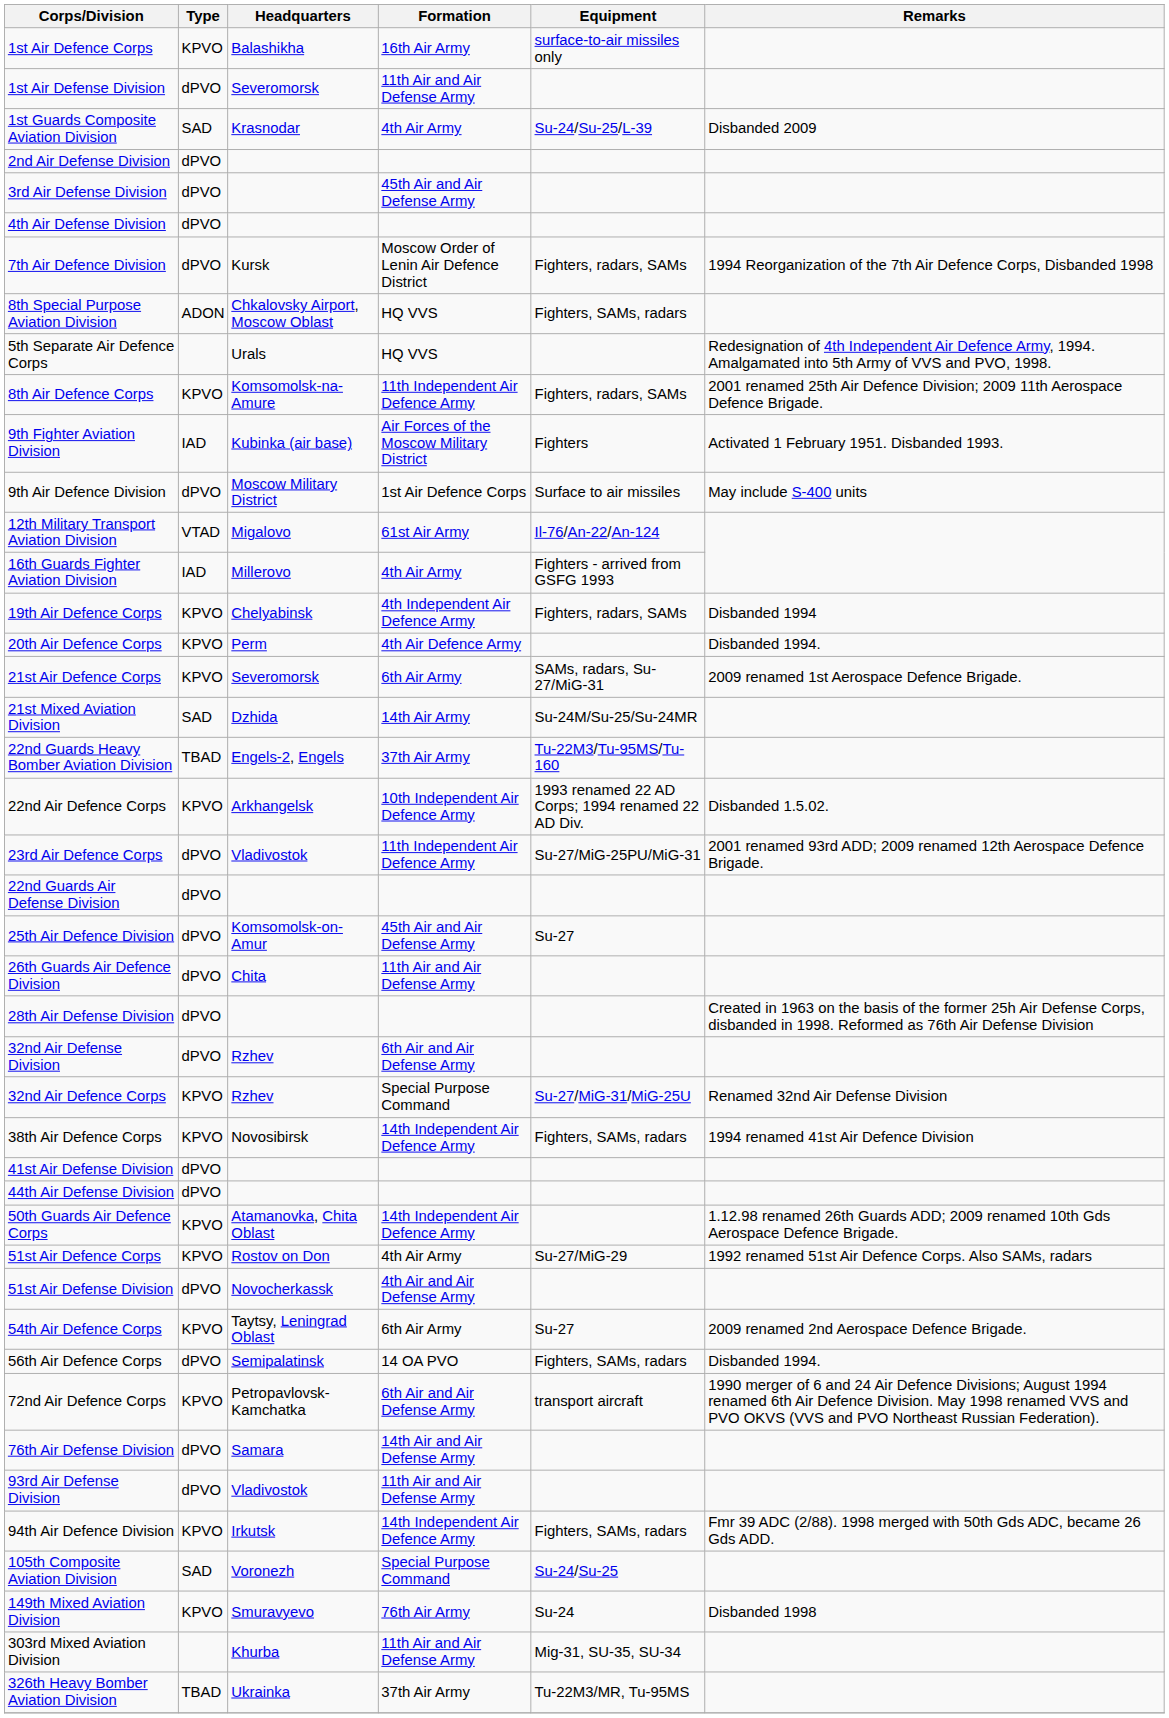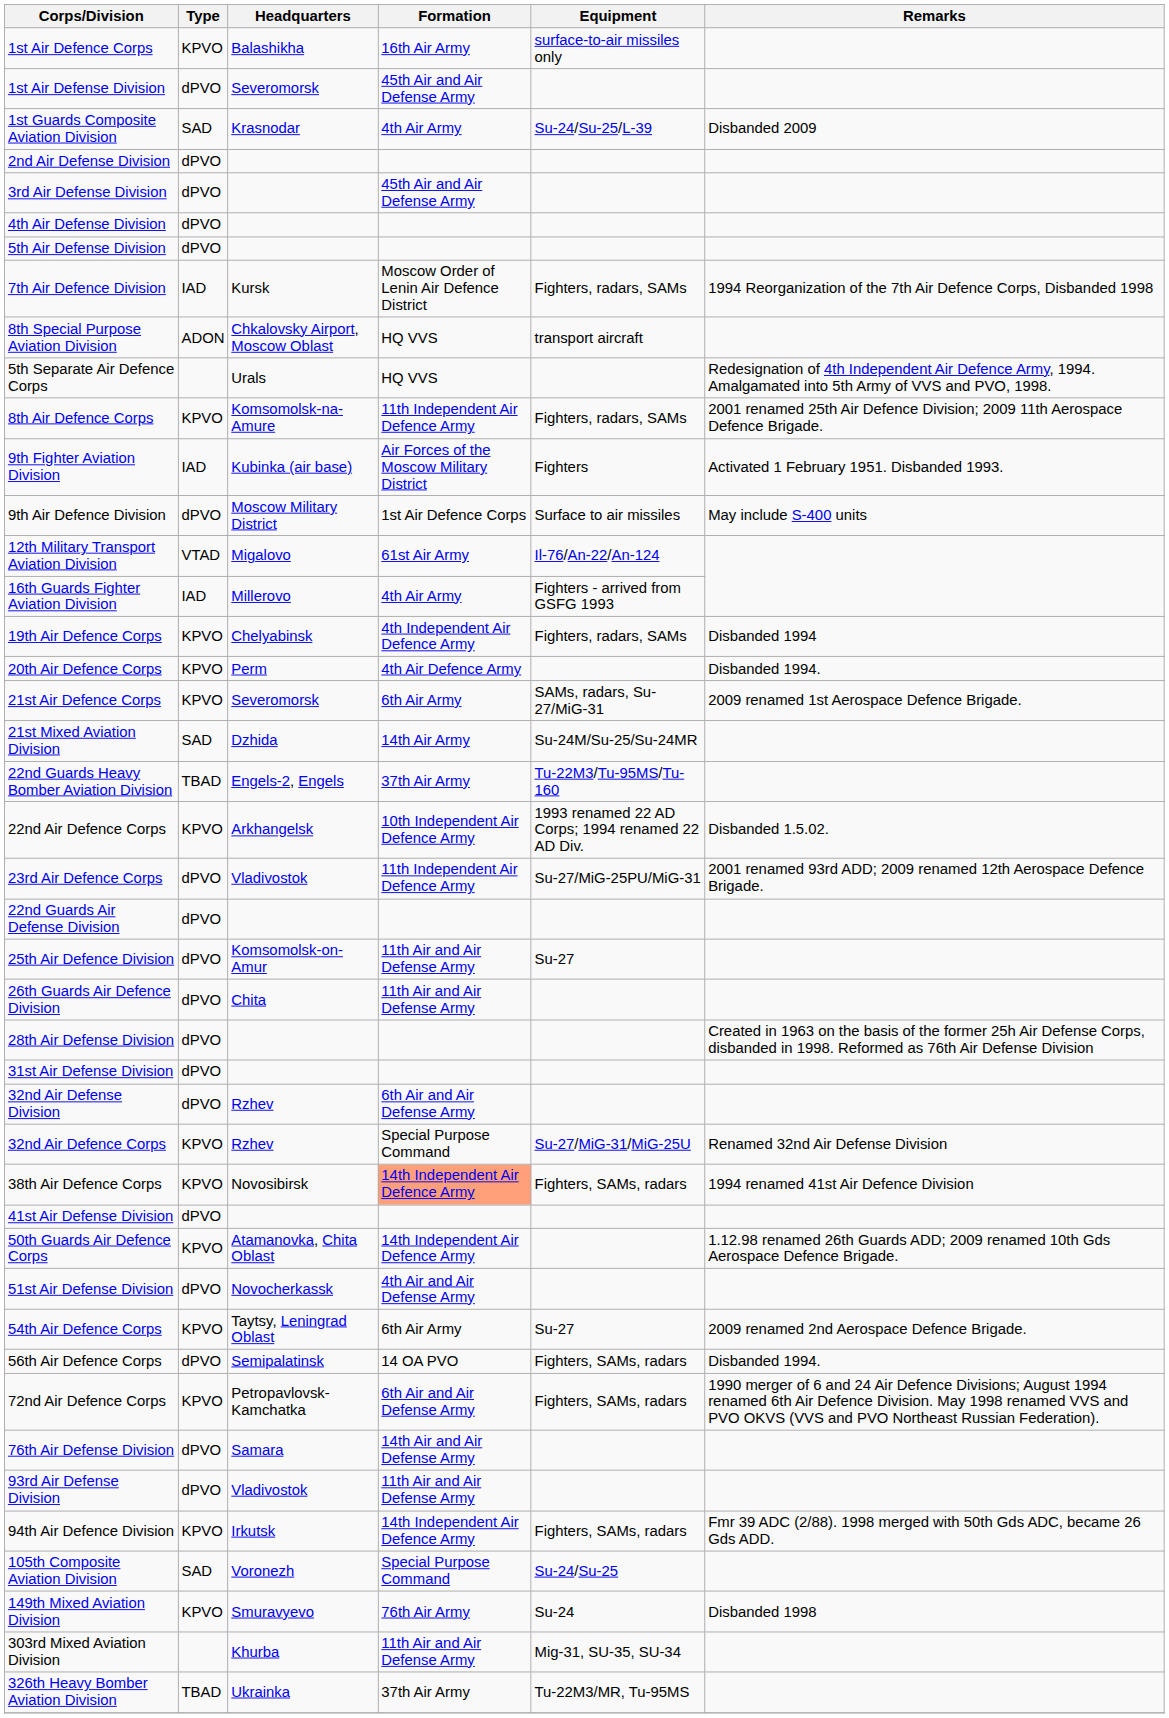(431, 88) 11th Air and Air Defense Army -> (432, 88) 45th Air and Air Defense Army
+ row: (87, 248)
(201, 265) dPVO -> (194, 288) IAD
(611, 313) Fighters, SAMs, radars -> (589, 337) transport aircraft
(432, 935) 45th Air and Air Defense Army -> (431, 959) 11th Air and Air Defense Army
+ row: (91, 1071)
(450, 1137) no background -> (450, 1184) lightsalmon background
- row: (91, 1192)
- row: (84, 1256)
(589, 1401) transport aircraft -> (611, 1401) Fighters, SAMs, radars
